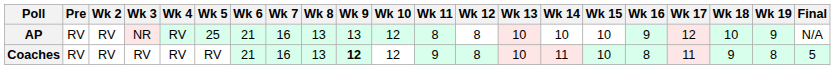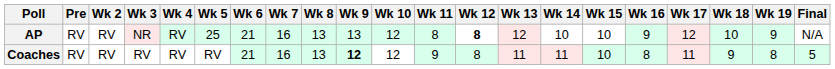(477, 34) normal -> (477, 34) bold
(519, 34) 10 -> (519, 34) 12
(519, 54) 10 -> (519, 54) 11
